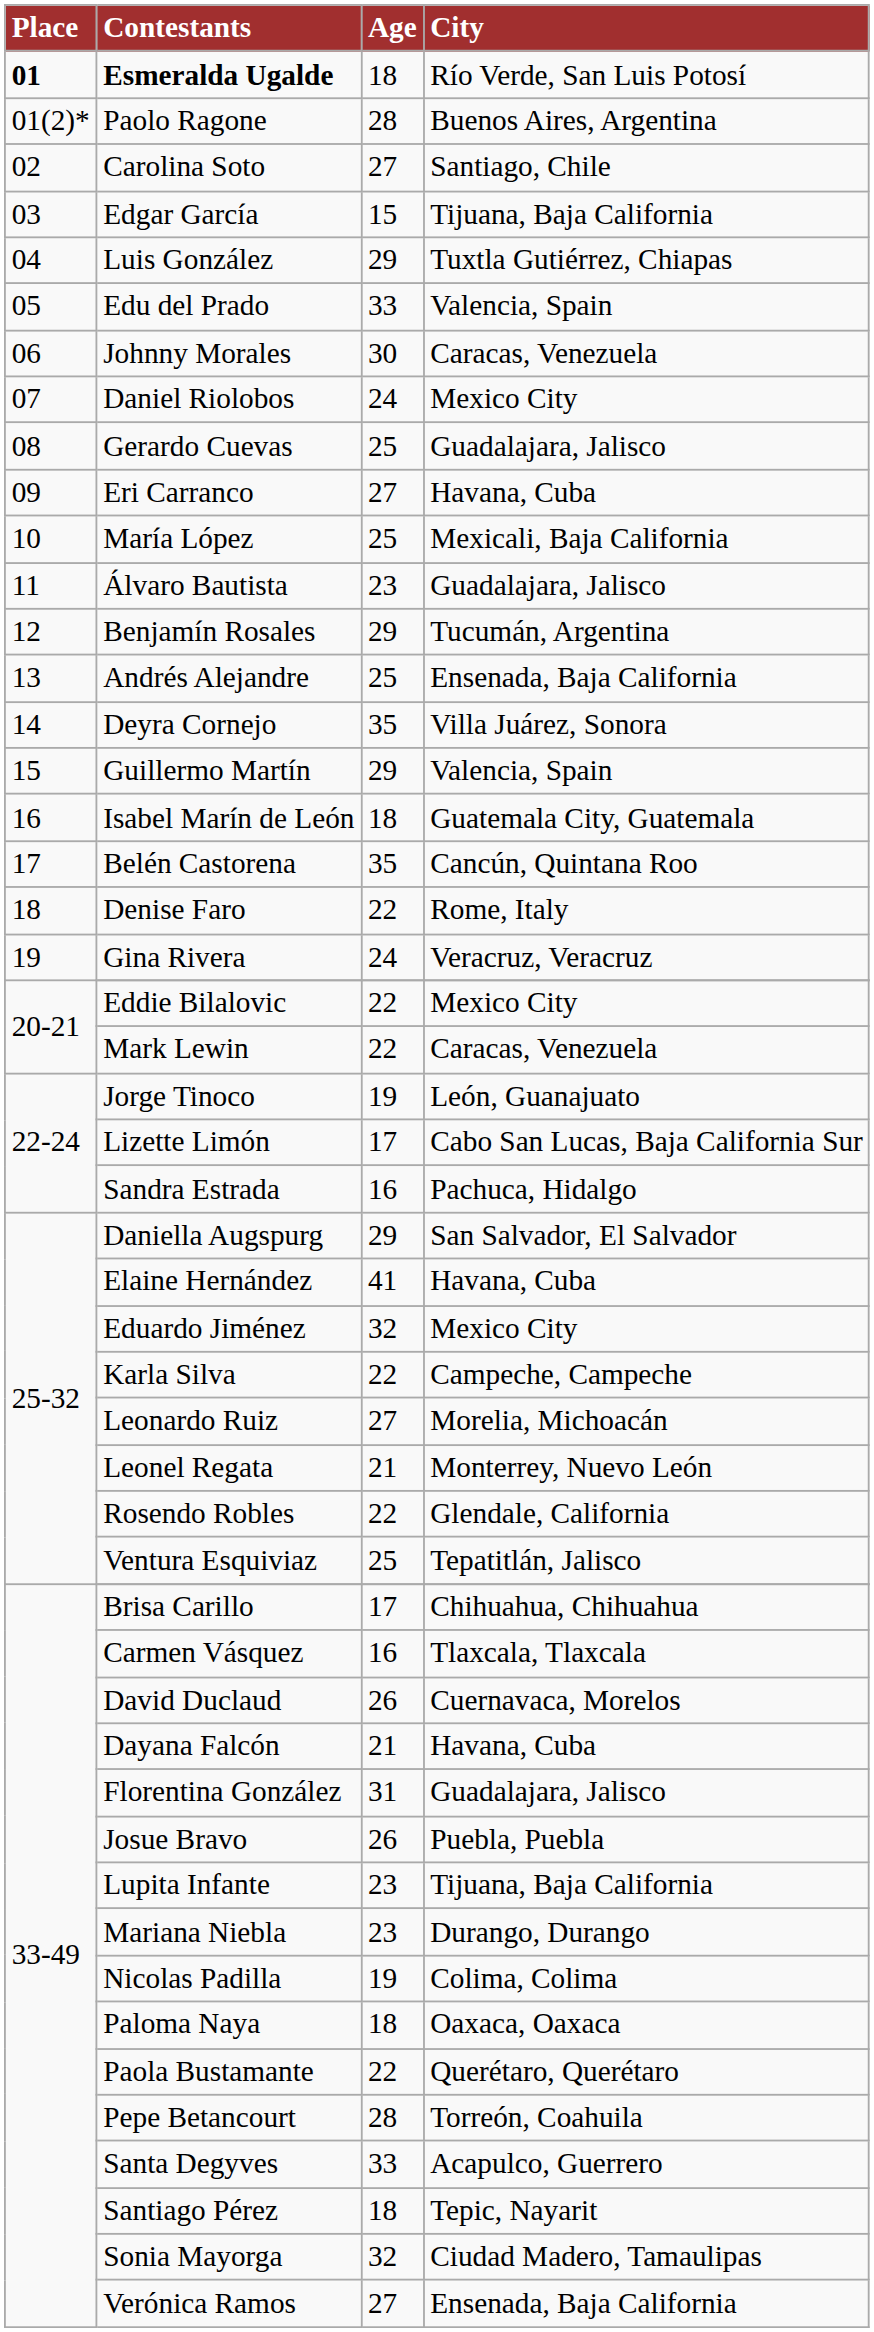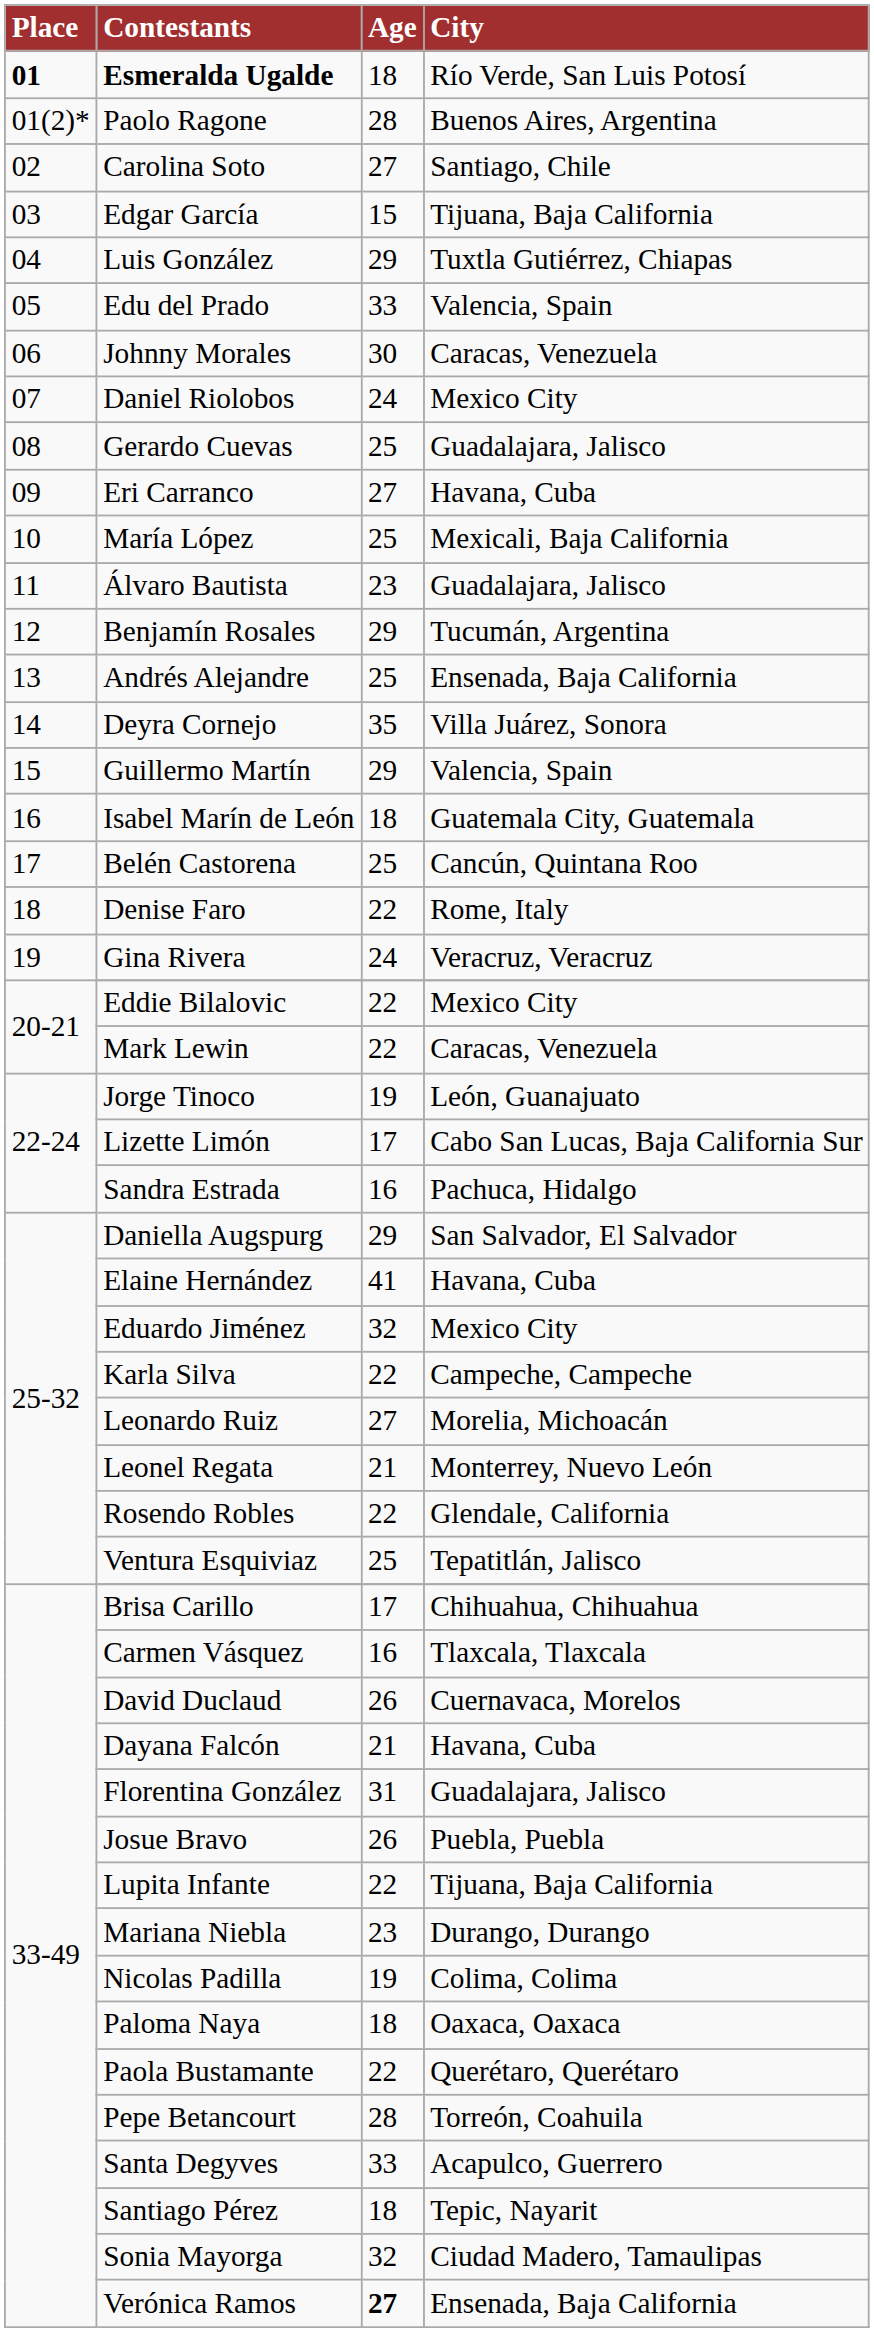(383, 863) 35 -> (383, 863) 25
(383, 1885) 23 -> (383, 1885) 22
(383, 2303) normal -> (383, 2303) bold
